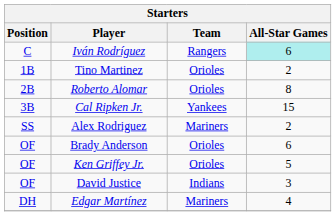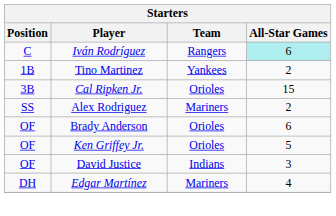(207, 70) Orioles -> (207, 70) Yankees
- row: (109, 88)
(207, 107) Yankees -> (207, 88) Orioles
